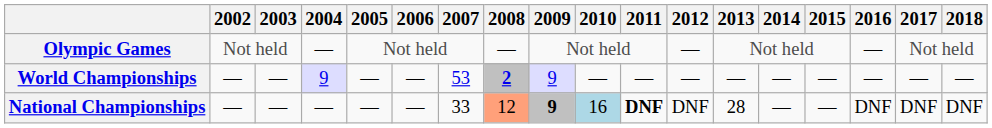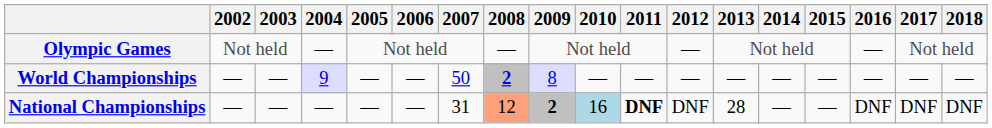(461, 78) 53 -> (461, 78) 50
(552, 78) 9 -> (552, 78) 8
(461, 107) 33 -> (461, 107) 31
(552, 107) 9 -> (552, 107) 2
